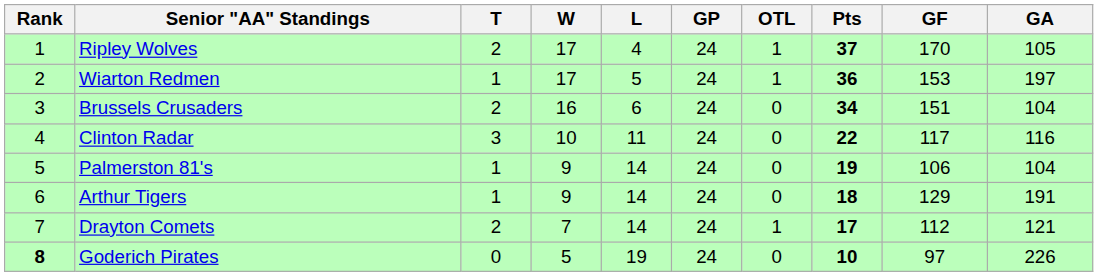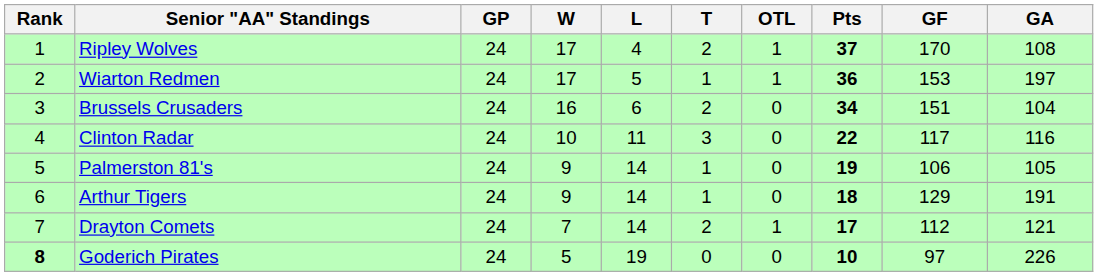columns swapped: (707, 19) <-> (496, 19)
(1040, 49) 105 -> (1040, 49) 108
(1040, 167) 104 -> (1040, 167) 105
